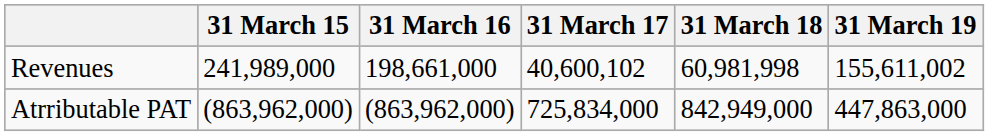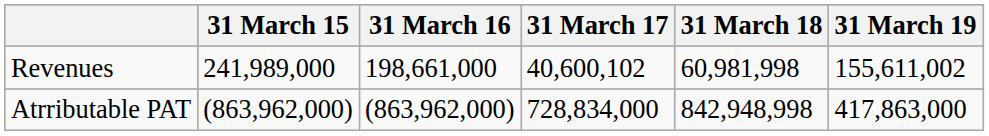(593, 109) 725,834,000 -> (593, 109) 728,834,000
(747, 109) 842,949,000 -> (747, 109) 842,948,998
(901, 109) 447,863,000 -> (901, 109) 417,863,000
